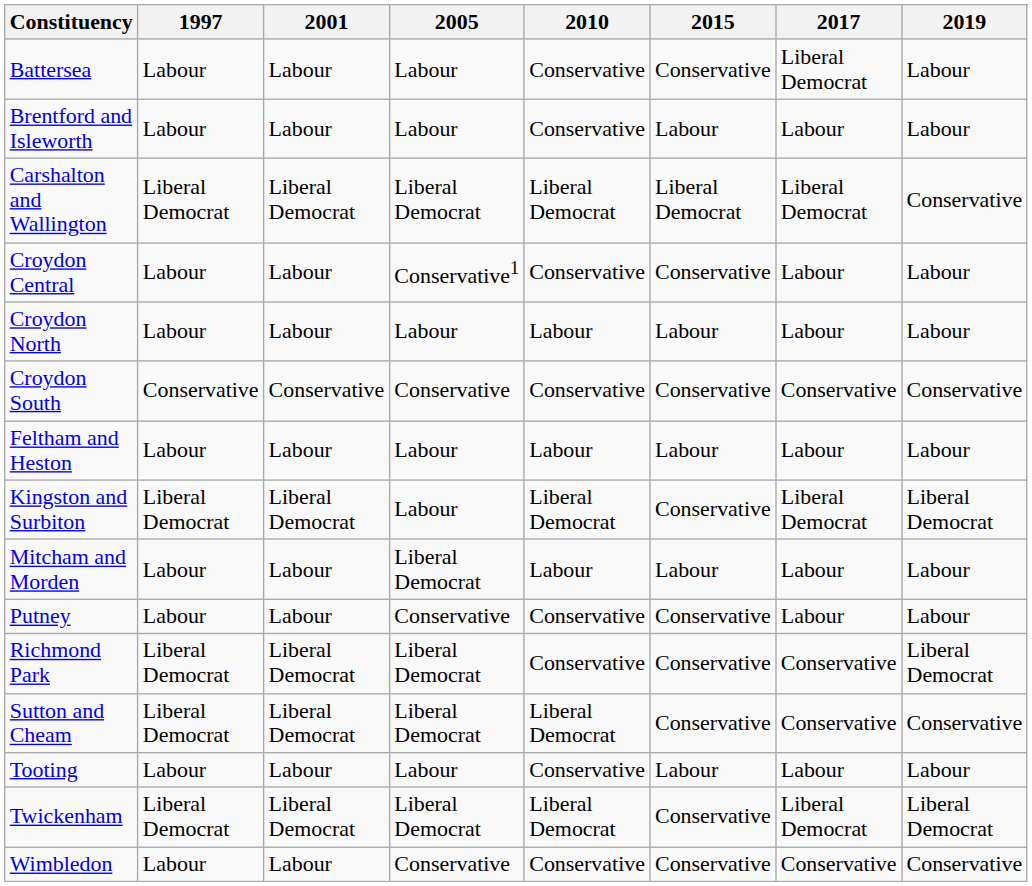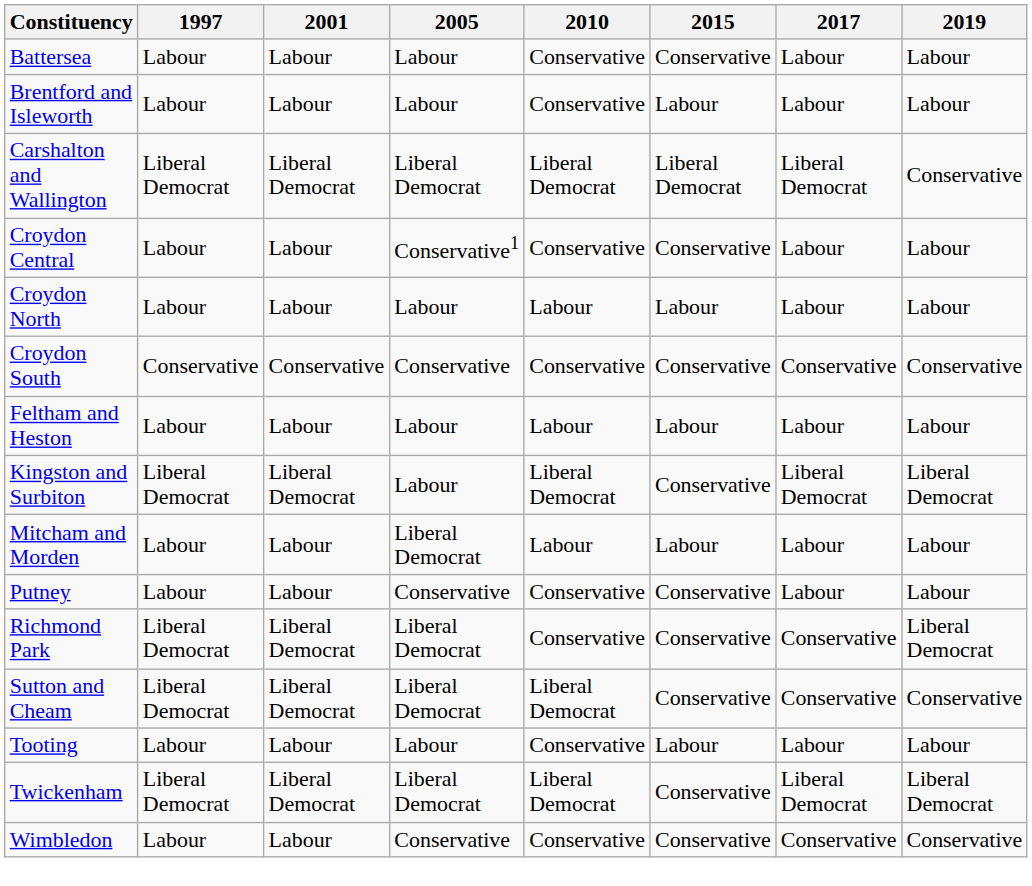(824, 68) Liberal Democrat -> (812, 56) Labour
